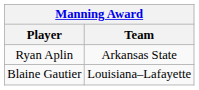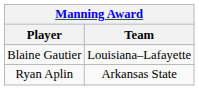rows swapped: (44, 54) <-> (44, 74)
